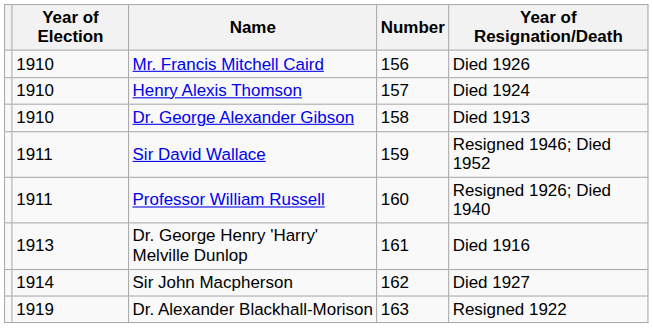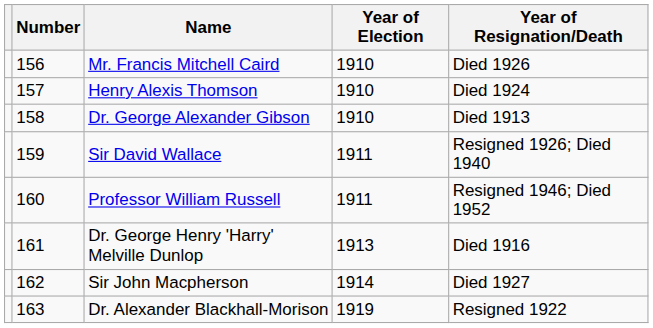columns swapped: (413, 27) <-> (70, 27)
(532, 154) Resigned 1946; Died 1952 -> (532, 154) Resigned 1926; Died 1940
(532, 200) Resigned 1926; Died 1940 -> (532, 200) Resigned 1946; Died 1952
